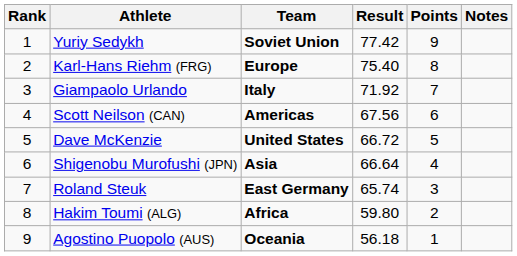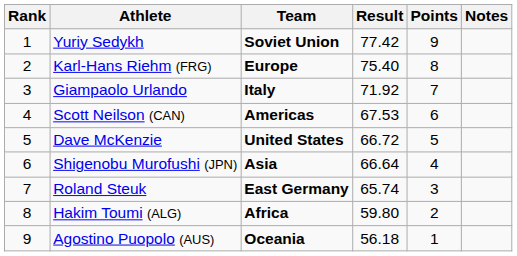(380, 115) 67.56 -> (380, 115) 67.53
